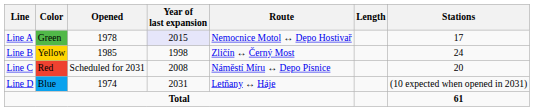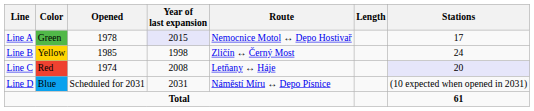(107, 68) Scheduled for 2031 -> (107, 68) 1974
(271, 68) Náměstí Míru ↔ Depo Písnice -> (243, 68) Letňany ↔ Háje
(459, 68) no background -> (459, 68) lavender background
(107, 83) 1974 -> (107, 83) Scheduled for 2031
(243, 83) Letňany ↔ Háje -> (271, 83) Náměstí Míru ↔ Depo Písnice
